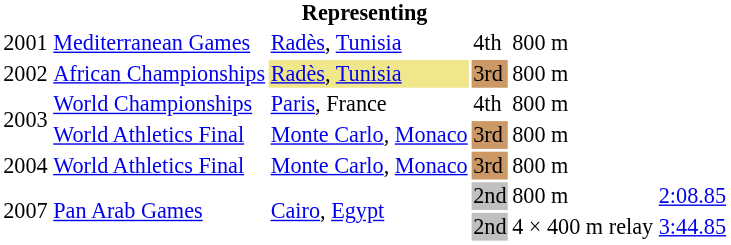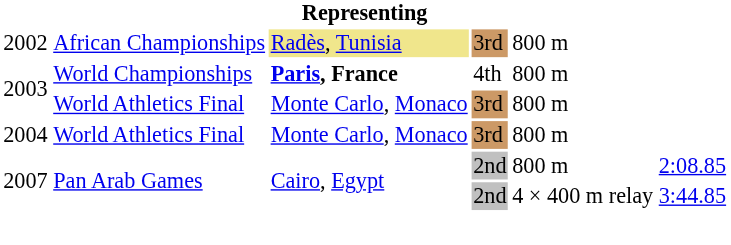- row: (25, 43)
(329, 104) normal -> (334, 73) bold
